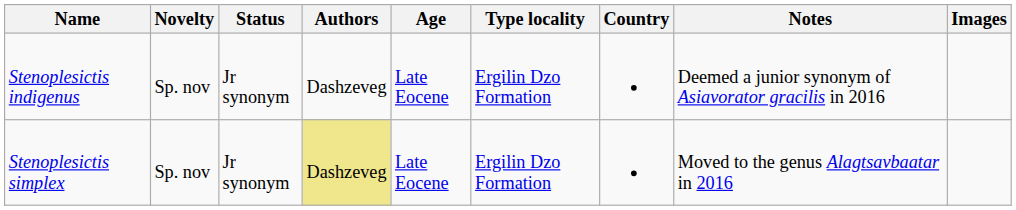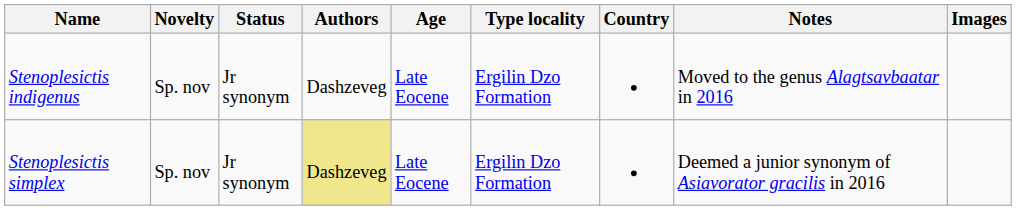(784, 86) Deemed a junior synonym of Asiavorator gracilis in 2016 -> (808, 86) Moved to the genus Alagtsavbaatar in 2016
(808, 172) Moved to the genus Alagtsavbaatar in 2016 -> (784, 172) Deemed a junior synonym of Asiavorator gracilis in 2016
